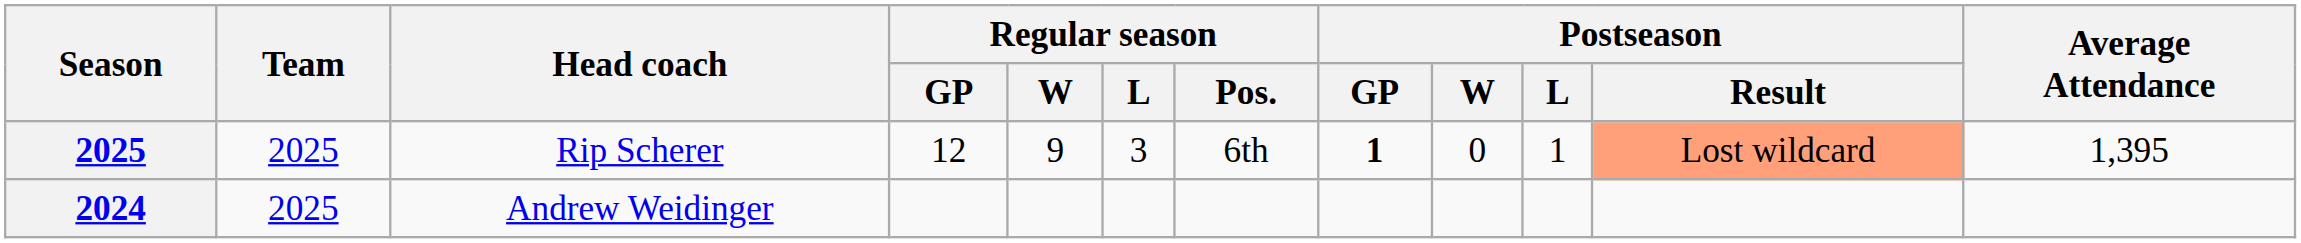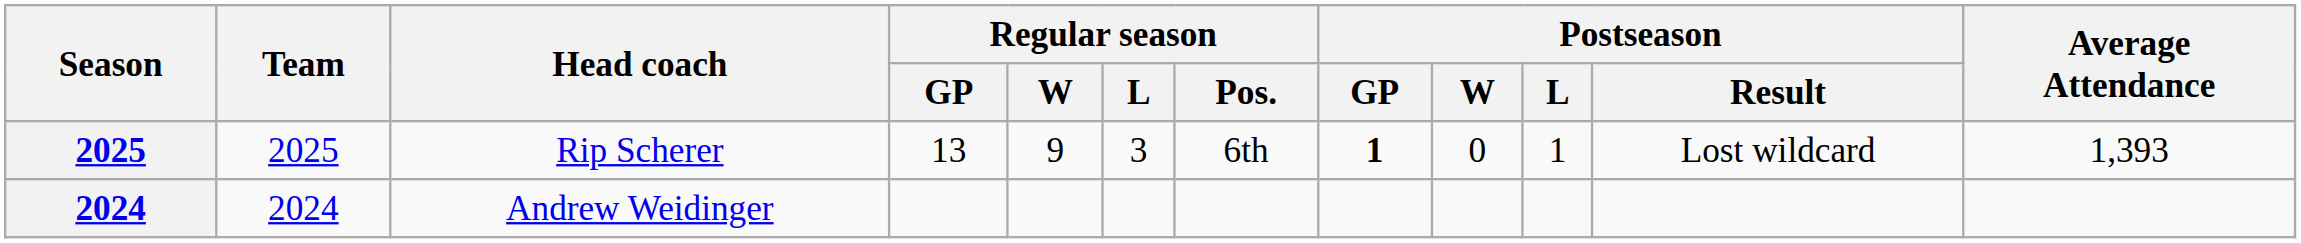(949, 150) 12 -> (949, 150) 13
(1778, 150) lightsalmon background -> (1778, 150) no background
(2129, 150) 1,395 -> (2129, 150) 1,393
(303, 208) 2025 -> (303, 208) 2024
